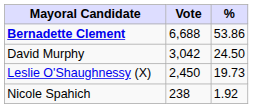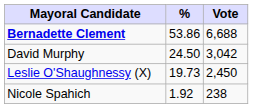columns swapped: (189, 14) <-> (229, 14)
